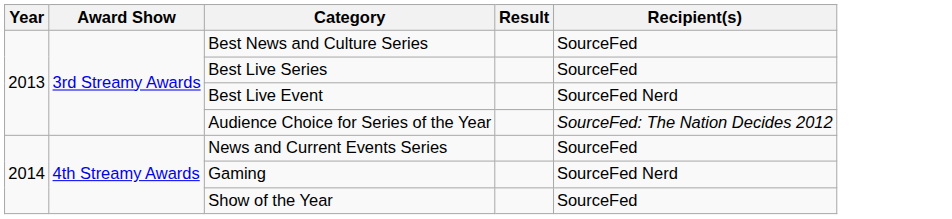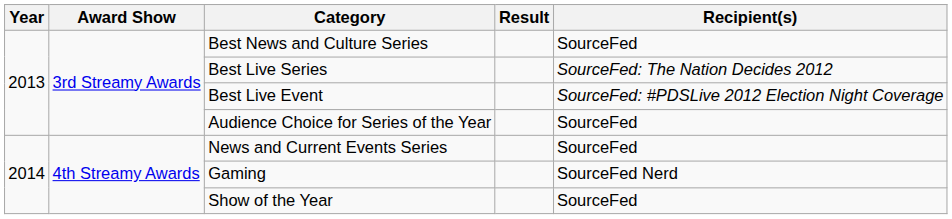(597, 69) SourceFed -> (695, 69) SourceFed: The Nation Decides 2012
(617, 95) SourceFed Nerd -> (750, 95) SourceFed: #PDSLive 2012 Election Night Coverage
(695, 122) SourceFed: The Nation Decides 2012 -> (597, 122) SourceFed
